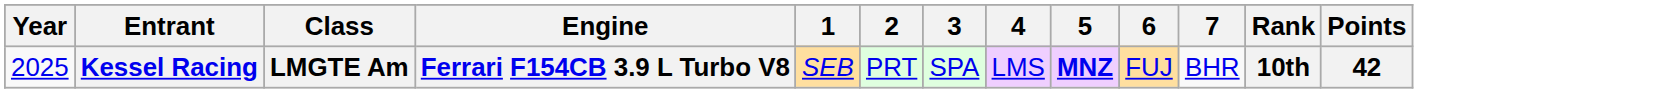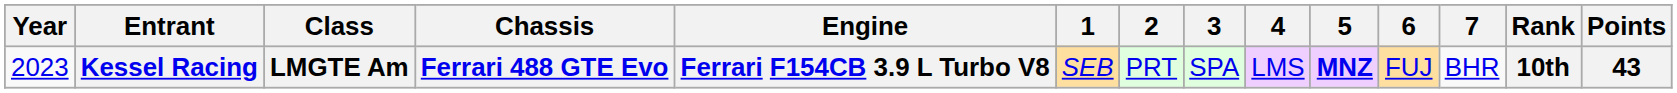+ column: (545, 26)
(40, 67) 2025 -> (40, 67) 2023
(1367, 67) 42 -> (1627, 67) 43
